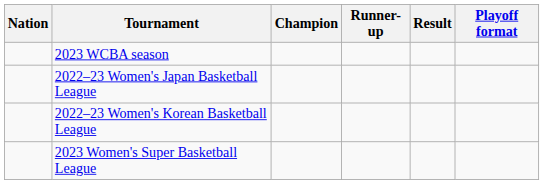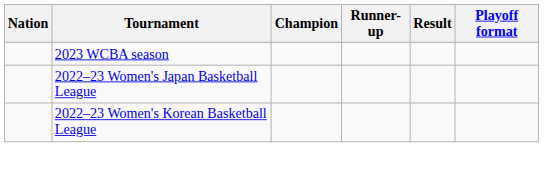- row: (146, 160)
